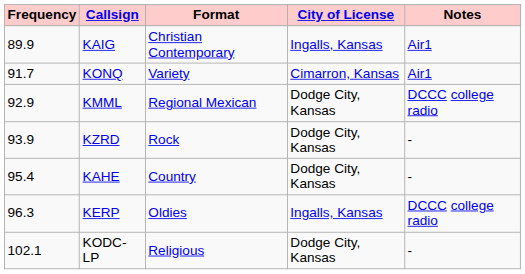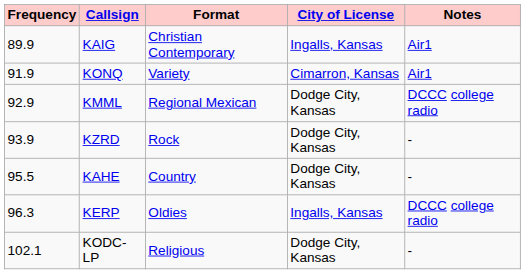(21, 73) 91.7 -> (21, 73) 91.9
(21, 176) 95.4 -> (21, 176) 95.5
